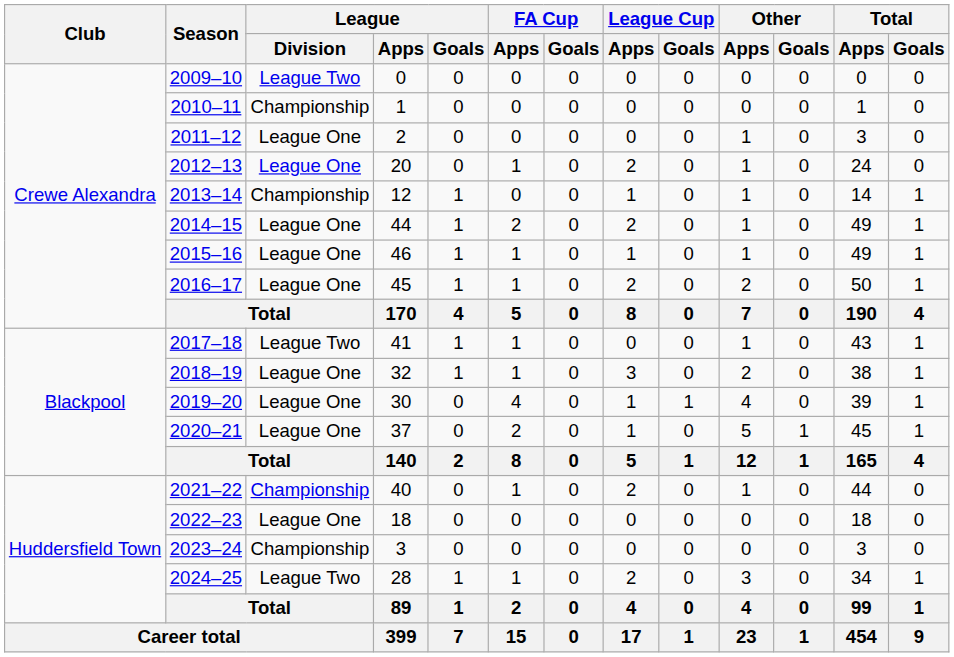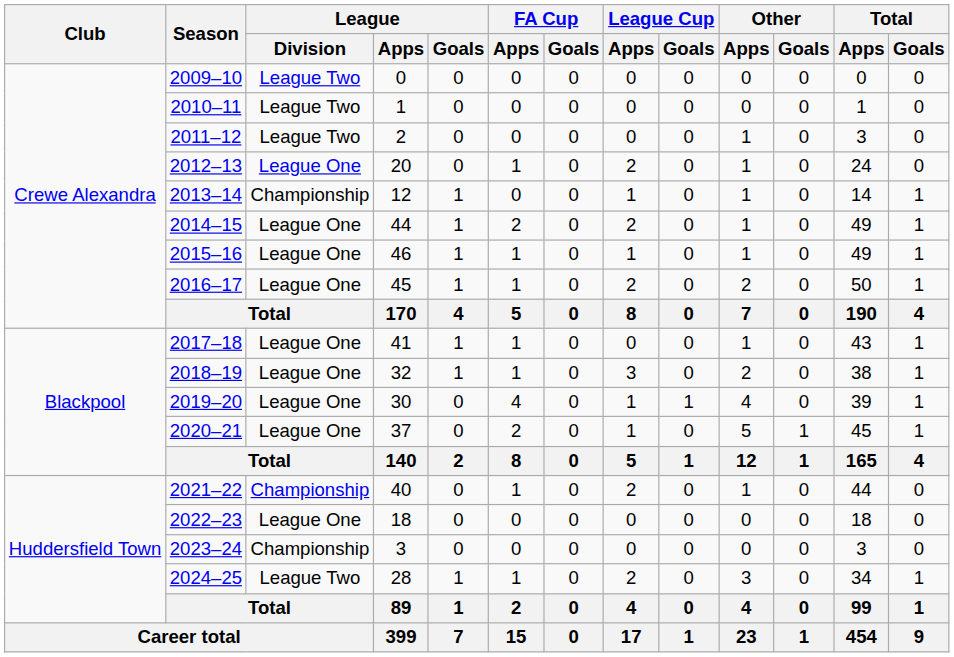(310, 107) Championship -> (310, 107) League Two
(310, 136) League One -> (310, 136) League Two
(310, 343) League Two -> (310, 343) League One
